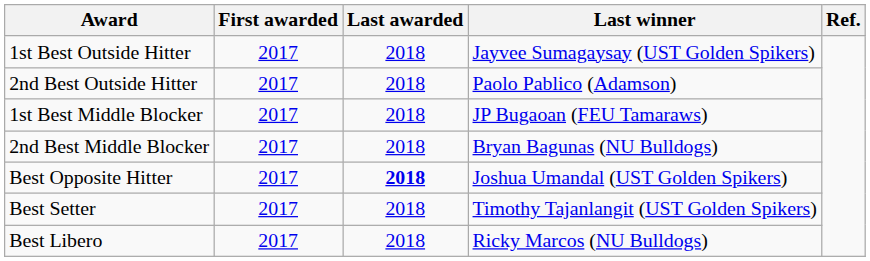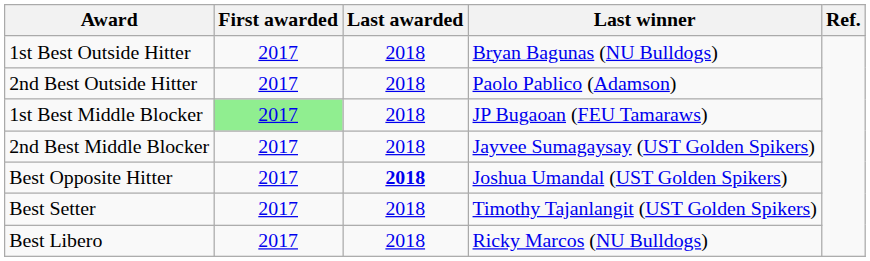(644, 51) Jayvee Sumagaysay (UST Golden Spikers) -> (595, 51) Bryan Bagunas (NU Bulldogs)
(278, 114) no background -> (278, 114) lightgreen background
(595, 146) Bryan Bagunas (NU Bulldogs) -> (644, 146) Jayvee Sumagaysay (UST Golden Spikers)
